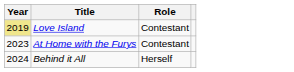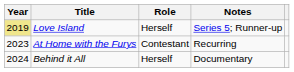+ column: (238, 12)
(165, 28) Contestant -> (157, 28) Herself
